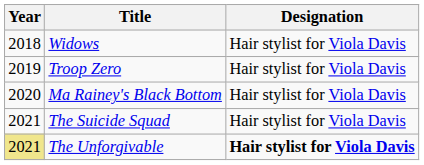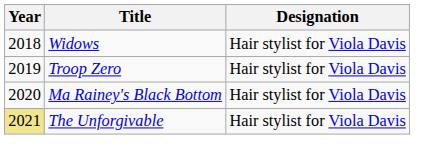- row: (109, 120)
(322, 146) bold -> (318, 120) normal
